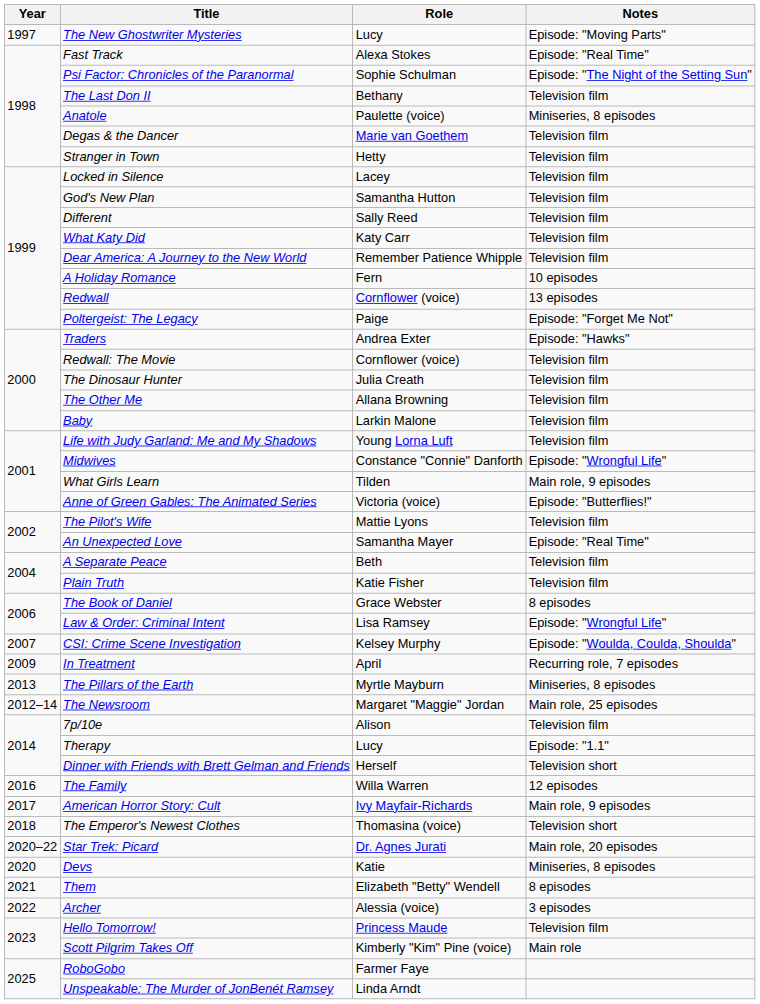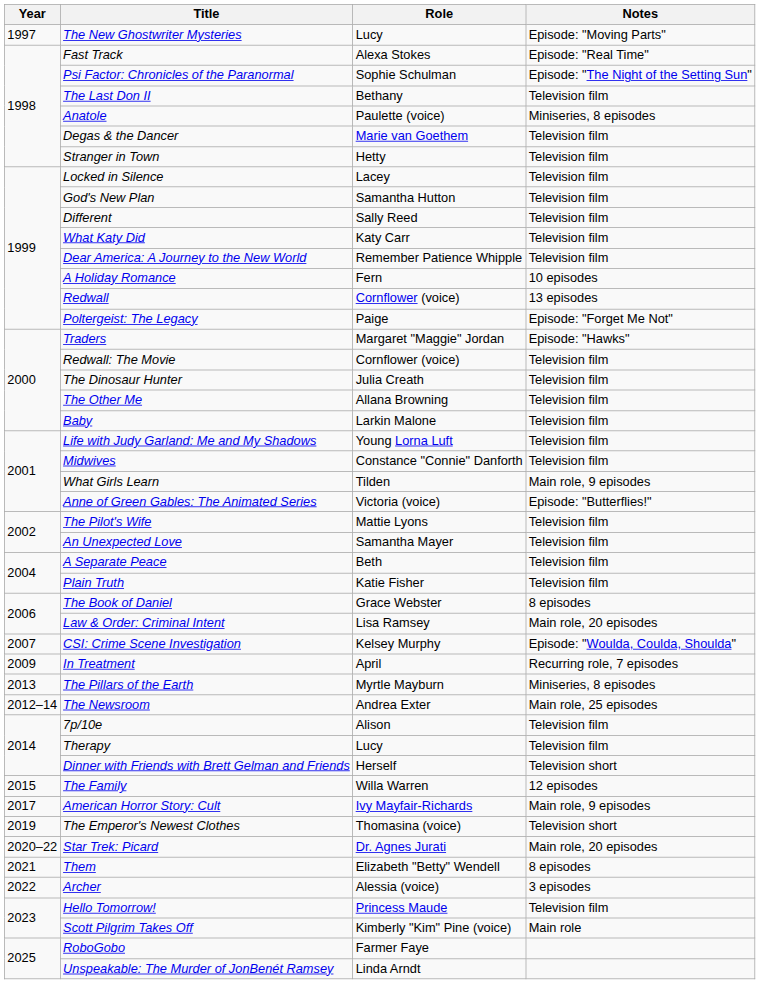(393, 339) Andrea Exter -> (430, 339) Margaret "Maggie" Jordan
(597, 461) Episode: "Wrongful Life" -> (568, 461) Television film
(589, 542) Episode: "Real Time" -> (568, 542) Television film
(597, 623) Episode: "Wrongful Life" -> (593, 623) Main role, 20 episodes
(430, 704) Margaret "Maggie" Jordan -> (393, 704) Andrea Exter
(569, 745) Episode: "1.1" -> (568, 745) Television film
(22, 786) 2016 -> (22, 786) 2015
(22, 826) 2018 -> (22, 826) 2019
- row: (78, 867)
